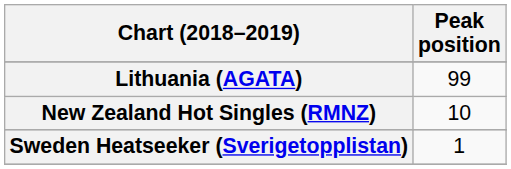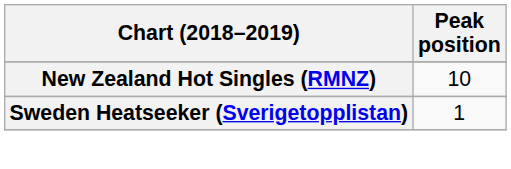- row: (209, 79)
